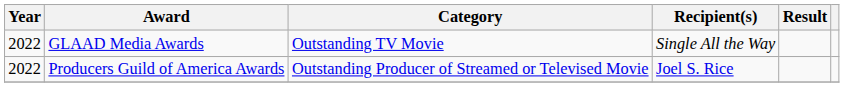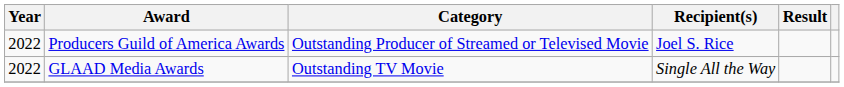rows swapped: (166, 69) <-> (126, 43)
